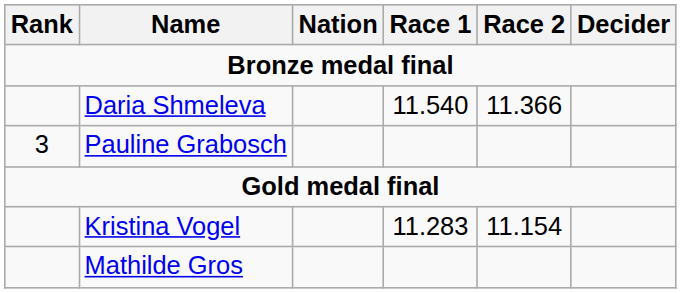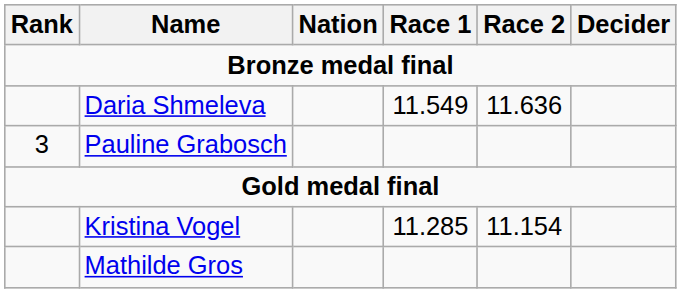(430, 105) 11.540 -> (430, 105) 11.549
(524, 105) 11.366 -> (524, 105) 11.636
(430, 226) 11.283 -> (430, 226) 11.285
